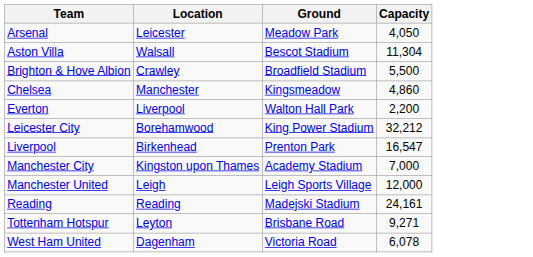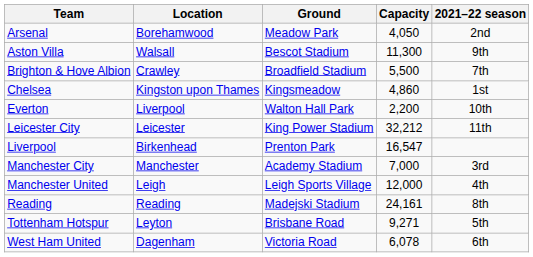+ column: (480, 14)
(160, 33) Leicester -> (175, 33) Borehamwood
(404, 52) 11,304 -> (404, 52) 11,300
(167, 90) Manchester -> (198, 90) Kingston upon Thames
(175, 128) Borehamwood -> (160, 128) Leicester
(198, 166) Kingston upon Thames -> (167, 166) Manchester
